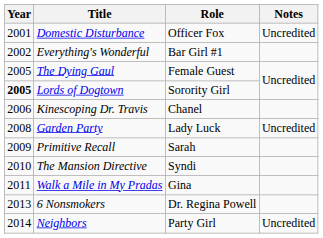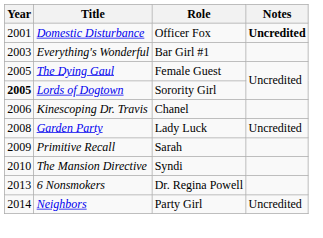(289, 33) normal -> (277, 33) bold
(19, 52) 2002 -> (19, 52) 2003
- row: (100, 185)
